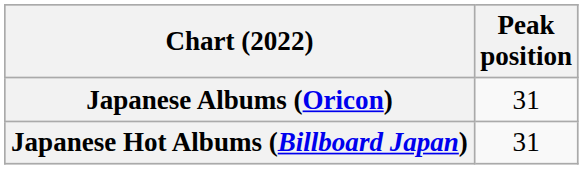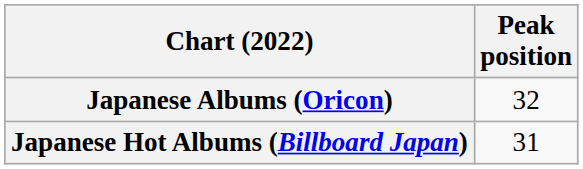(526, 99) 31 -> (526, 99) 32
